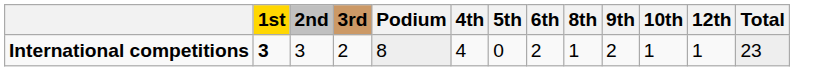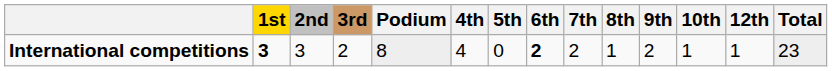+ column: (583, 19)
(536, 50) normal -> (536, 50) bold
